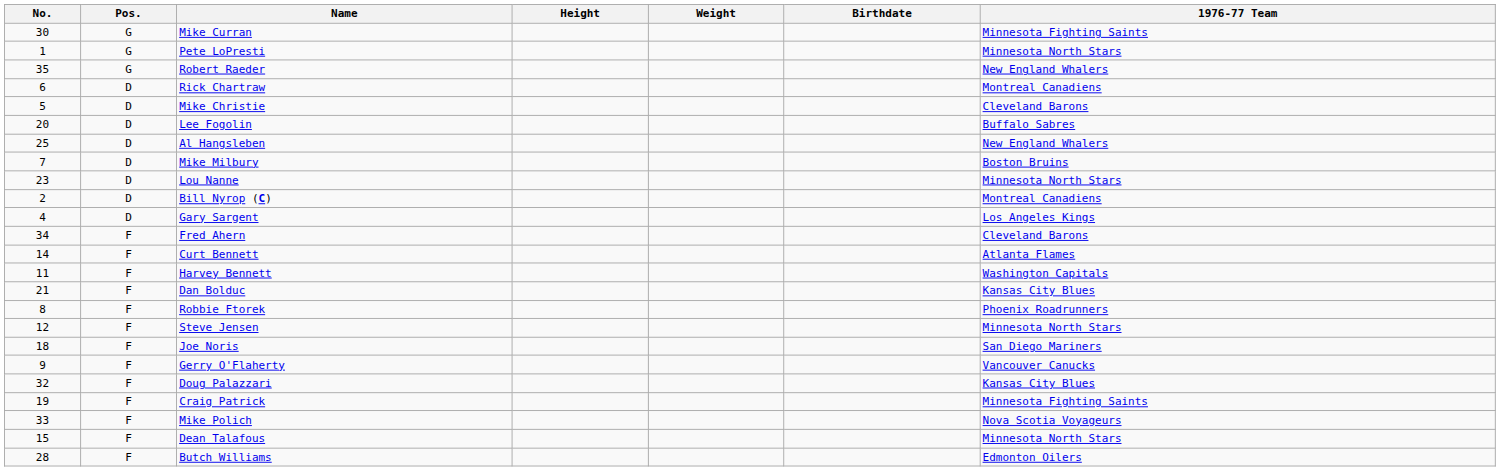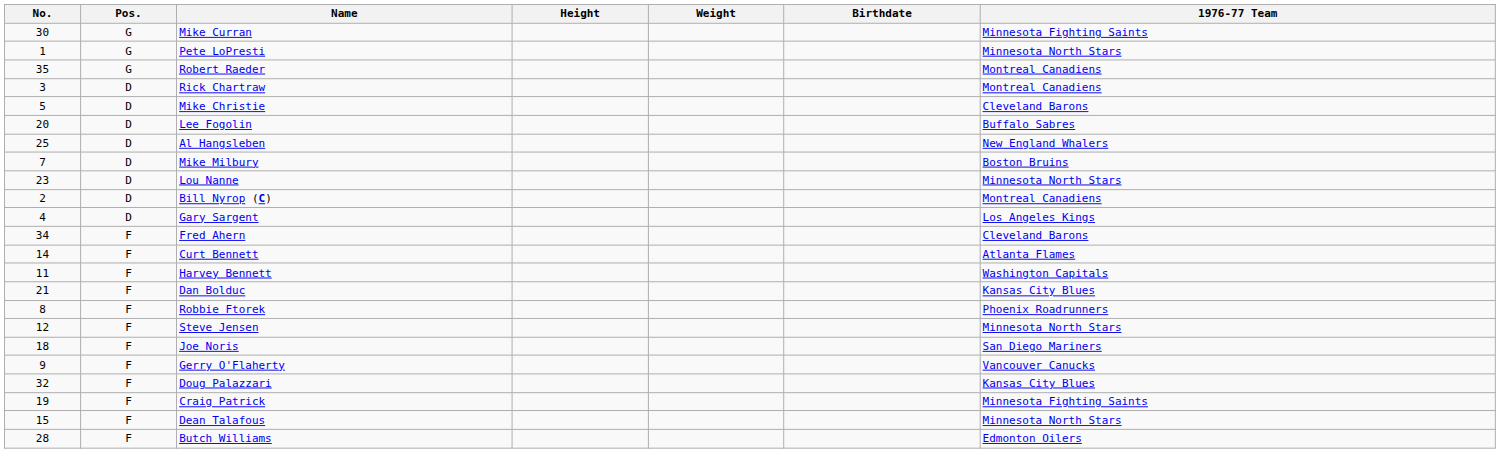(1045, 69) New England Whalers -> (1042, 69) Montreal Canadiens
(42, 87) 6 -> (42, 87) 3
- row: (216, 420)
